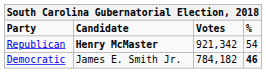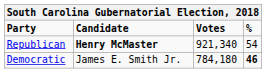(217, 44) 921,342 -> (217, 44) 921,340
(217, 60) 784,182 -> (217, 60) 784,180
